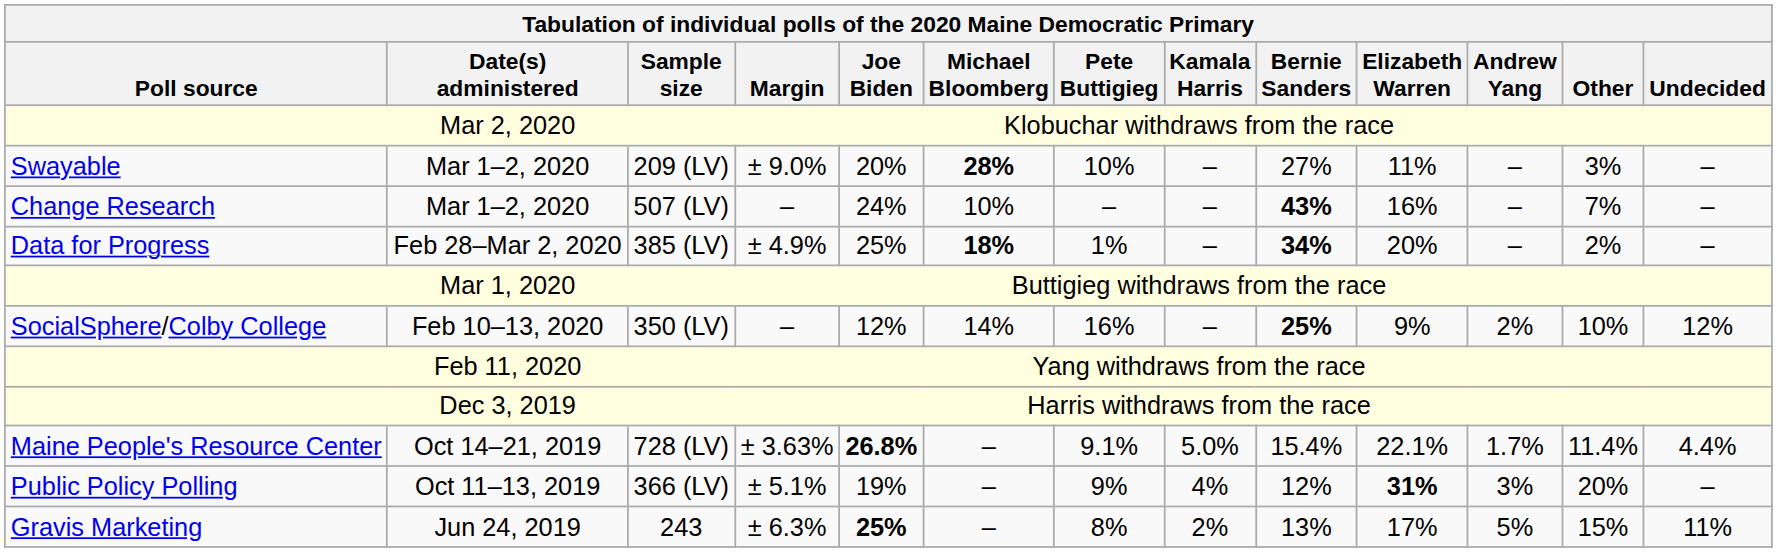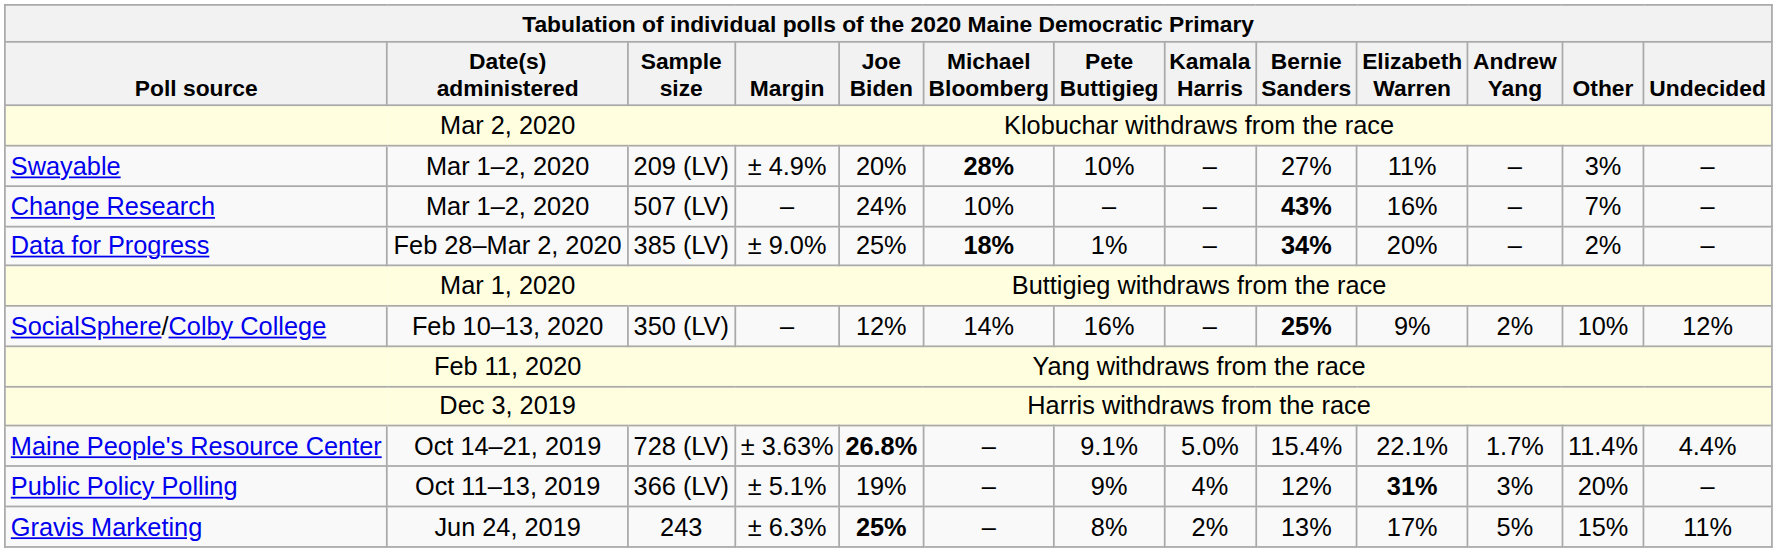(787, 166) ± 9.0% -> (787, 166) ± 4.9%
(787, 246) ± 4.9% -> (787, 246) ± 9.0%
